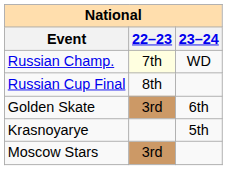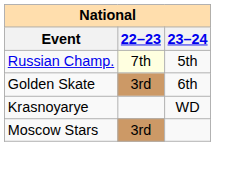(199, 61) WD -> (188, 61) 5th
- row: (67, 84)
(199, 130) 5th -> (188, 107) WD
